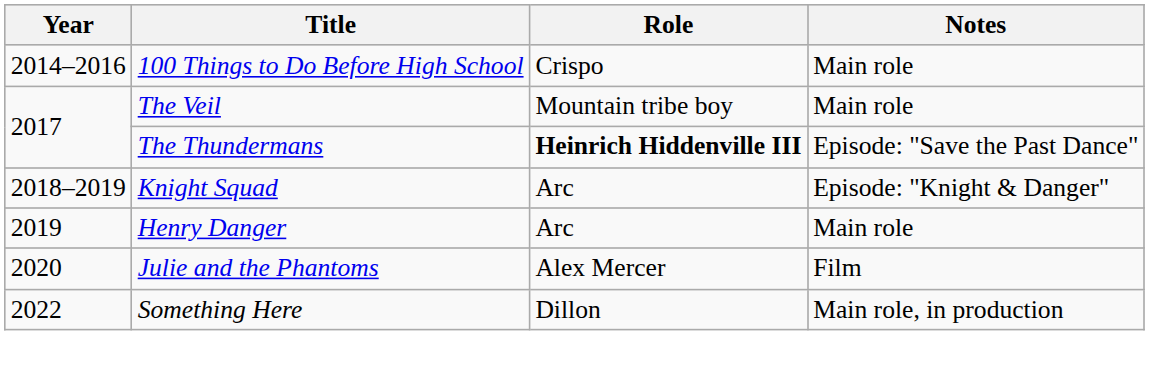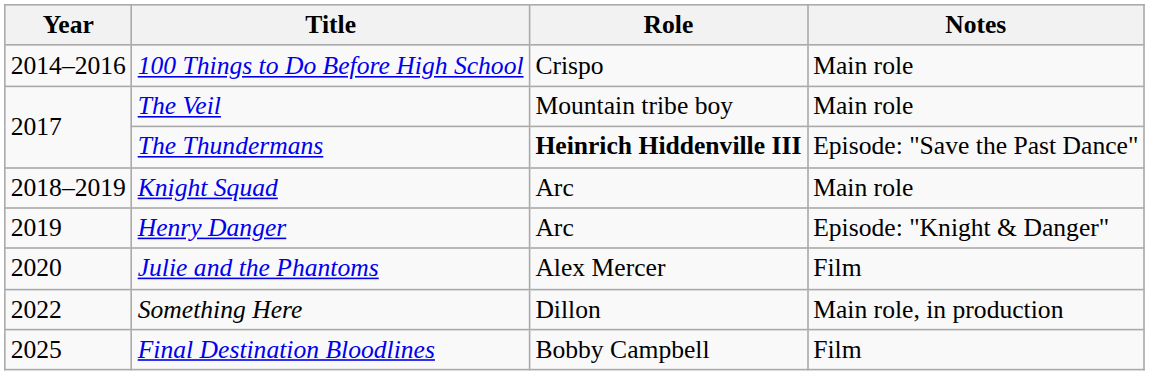(961, 187) Episode: "Knight & Danger" -> (863, 187) Main role
(863, 227) Main role -> (961, 227) Episode: "Knight & Danger"
+ row: (286, 349)
